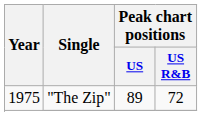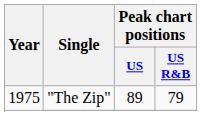(176, 97) 72 -> (176, 97) 79
